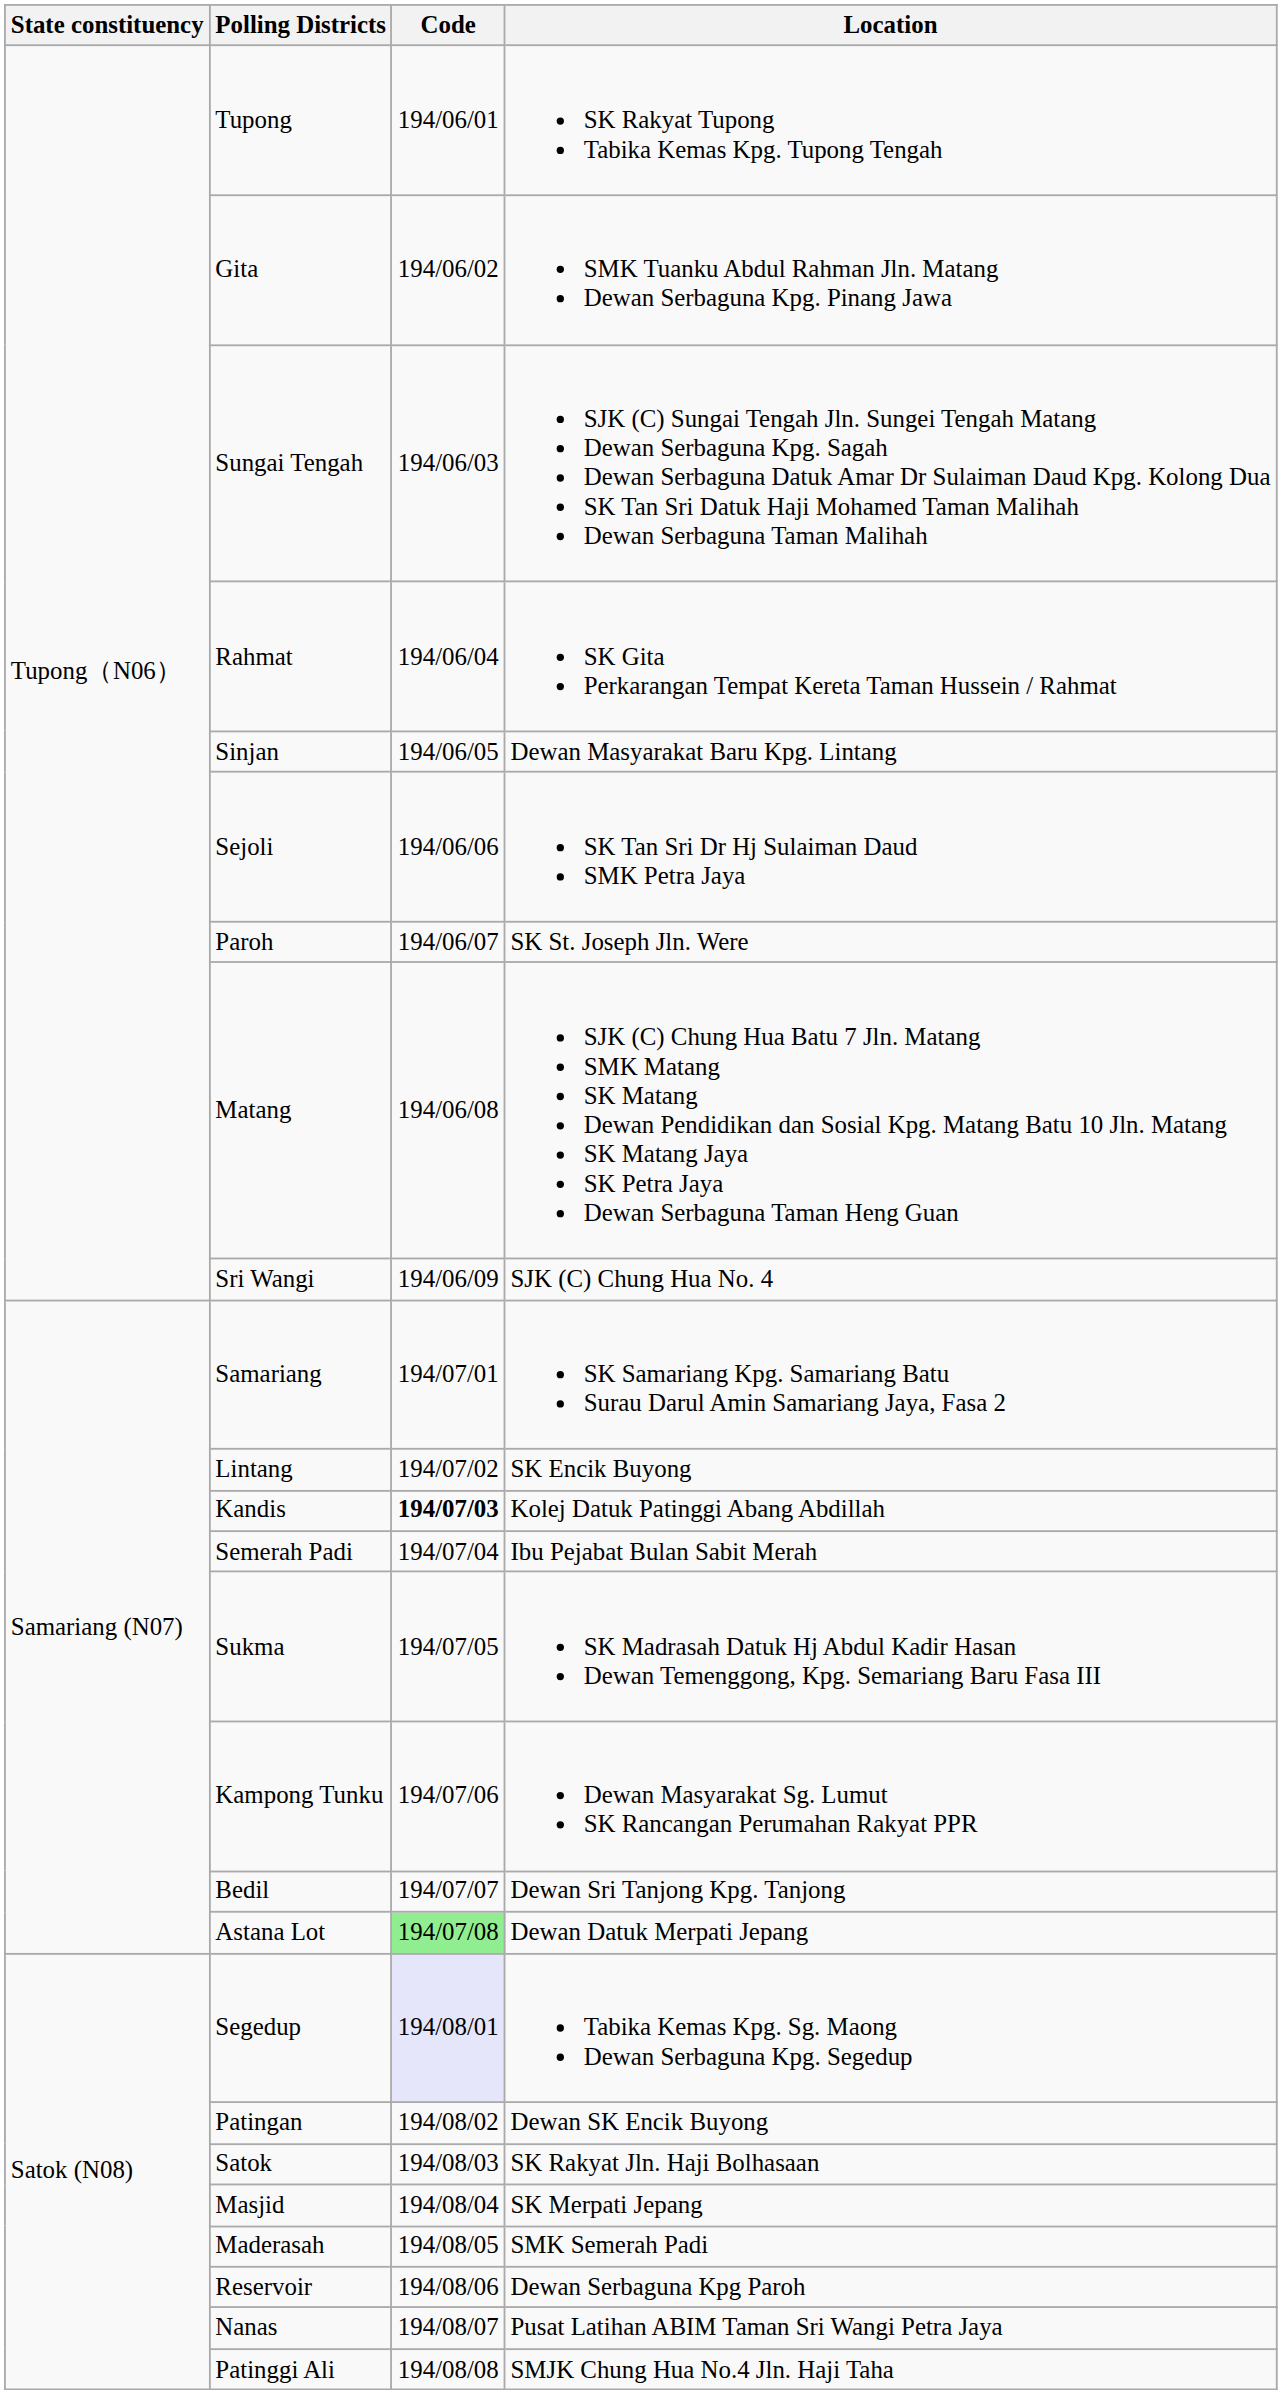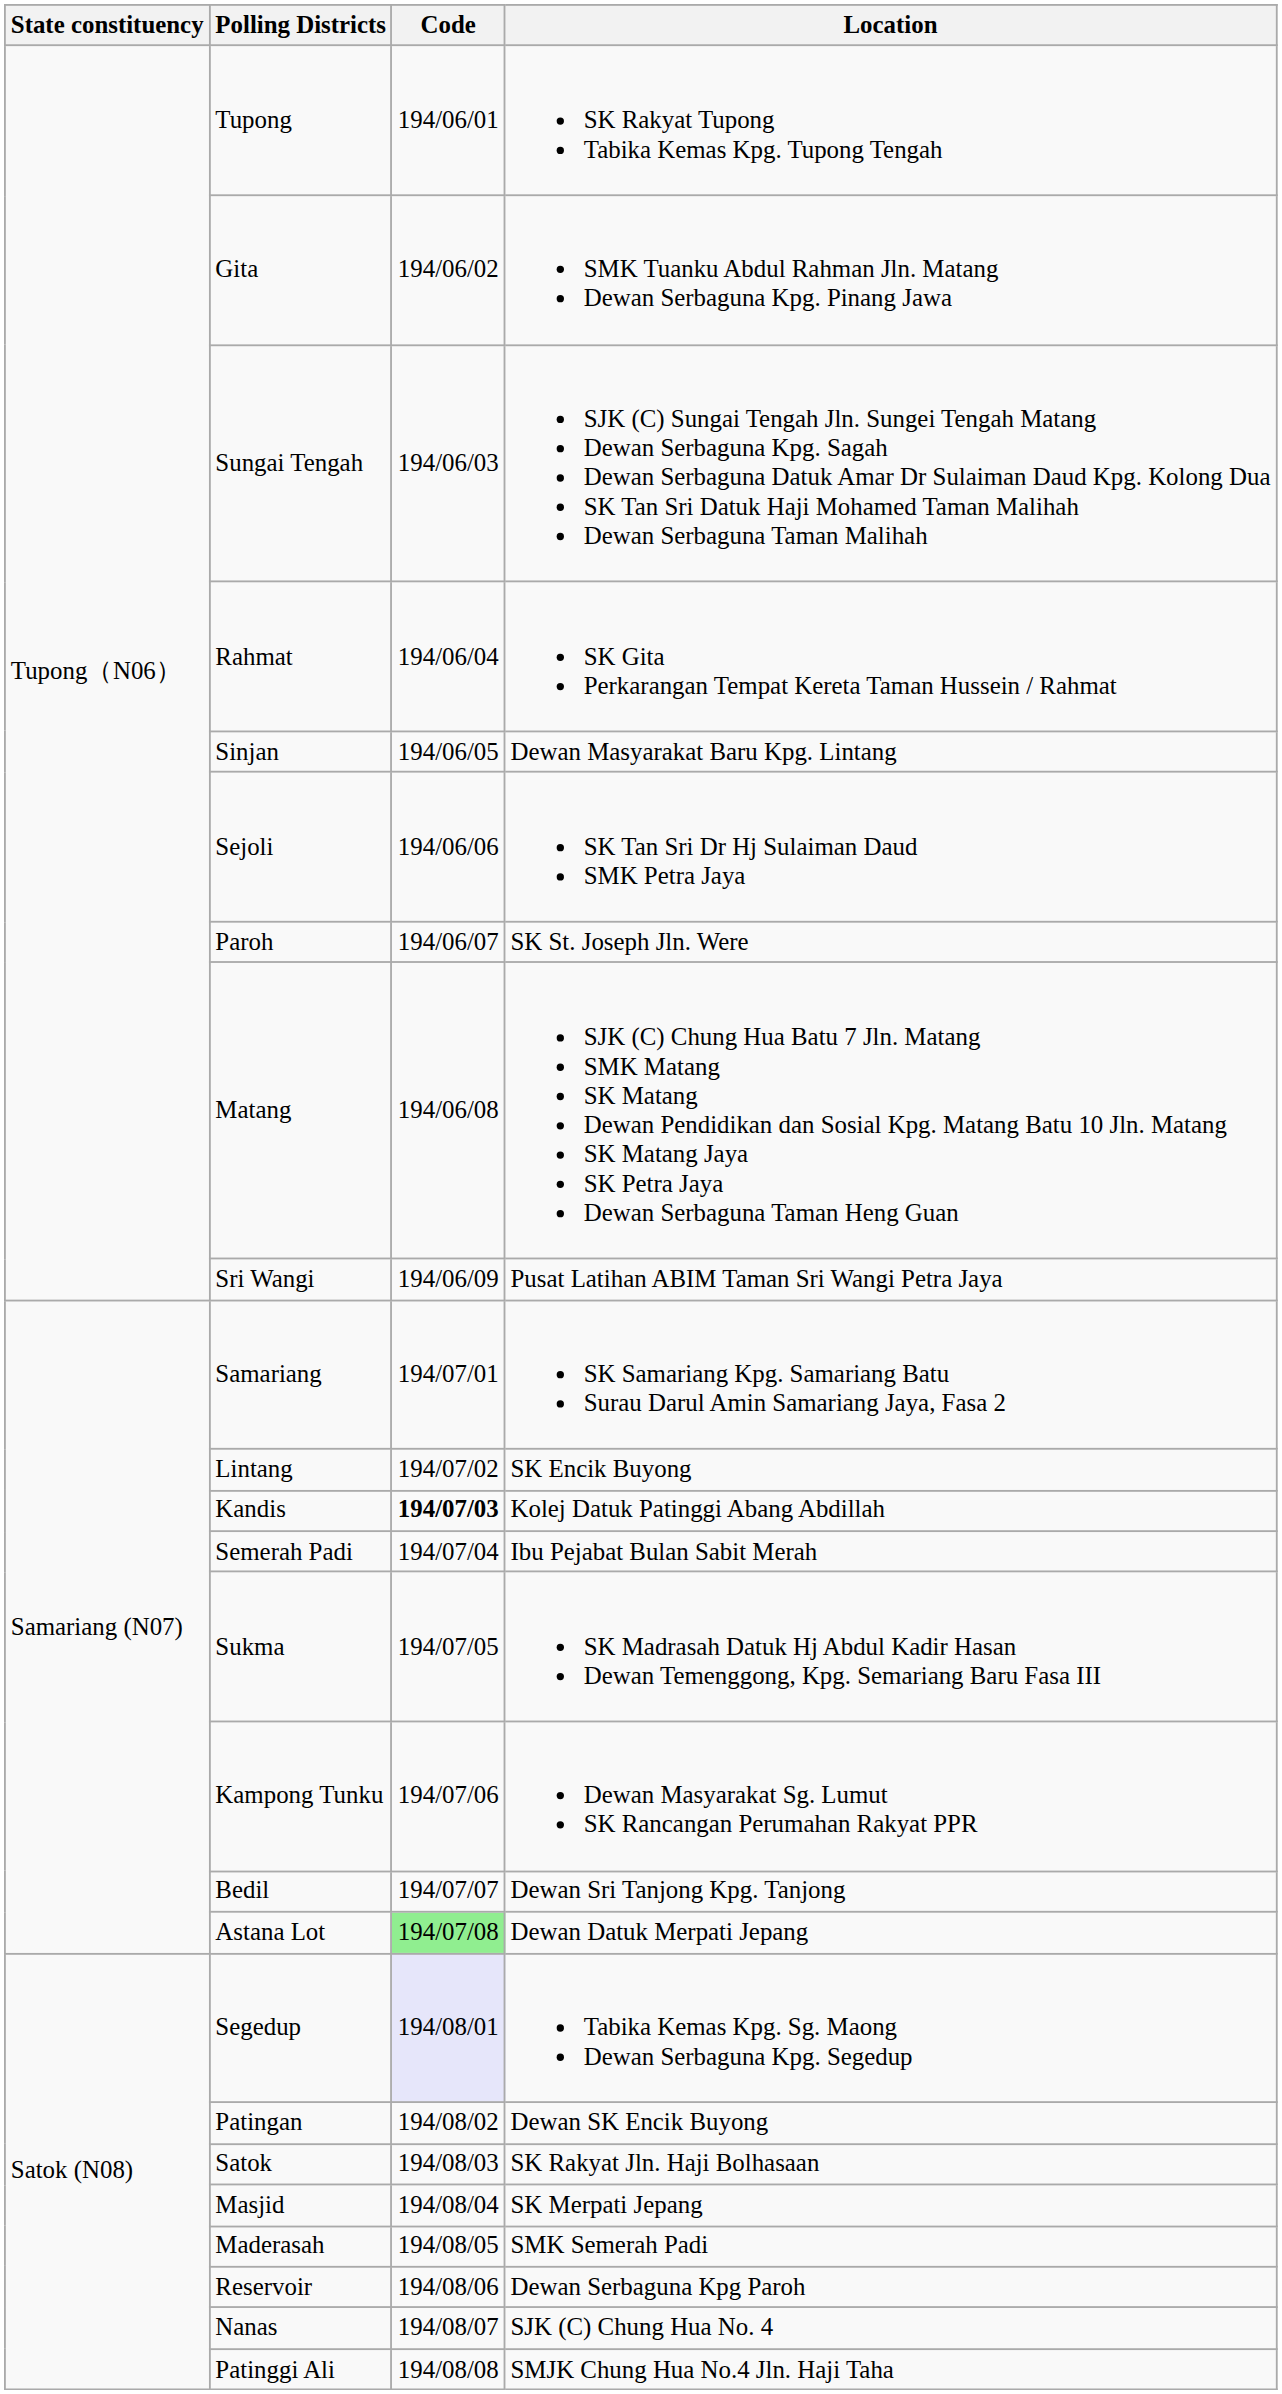(642, 1278) SJK (C) Chung Hua No. 4 -> (757, 1278) Pusat Latihan ABIM Taman Sri Wangi Petra Jaya
(757, 2327) Pusat Latihan ABIM Taman Sri Wangi Petra Jaya -> (642, 2327) SJK (C) Chung Hua No. 4
